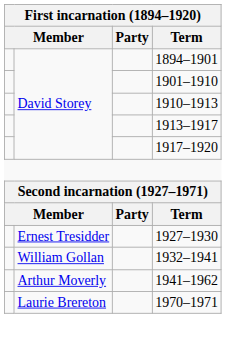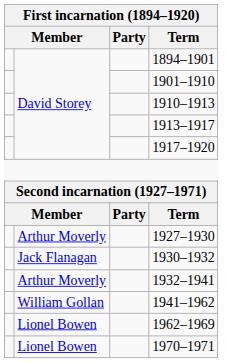(63, 236) Ernest Tresidder -> (62, 236) Arthur Moverly
+ row: (183, 258)
(61, 258) William Gollan -> (62, 280) Arthur Moverly
(62, 280) Arthur Moverly -> (61, 302) William Gollan
+ row: (183, 324)
(62, 302) Laurie Brereton -> (57, 346) Lionel Bowen
